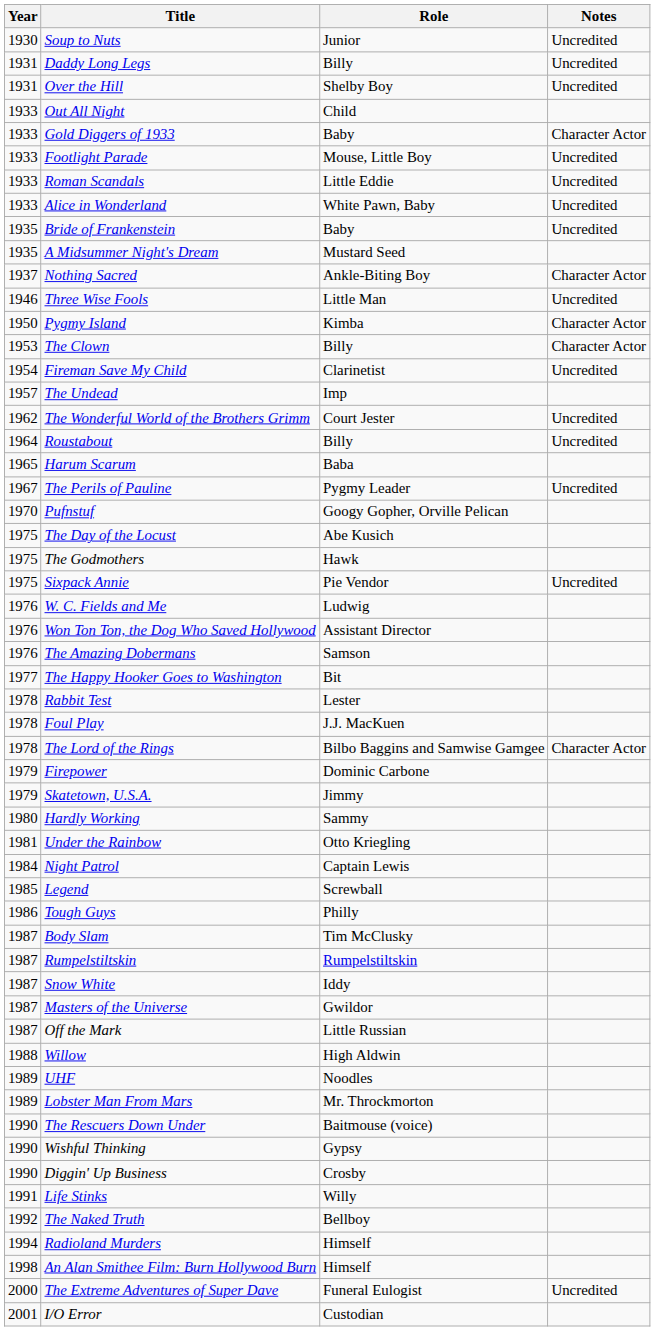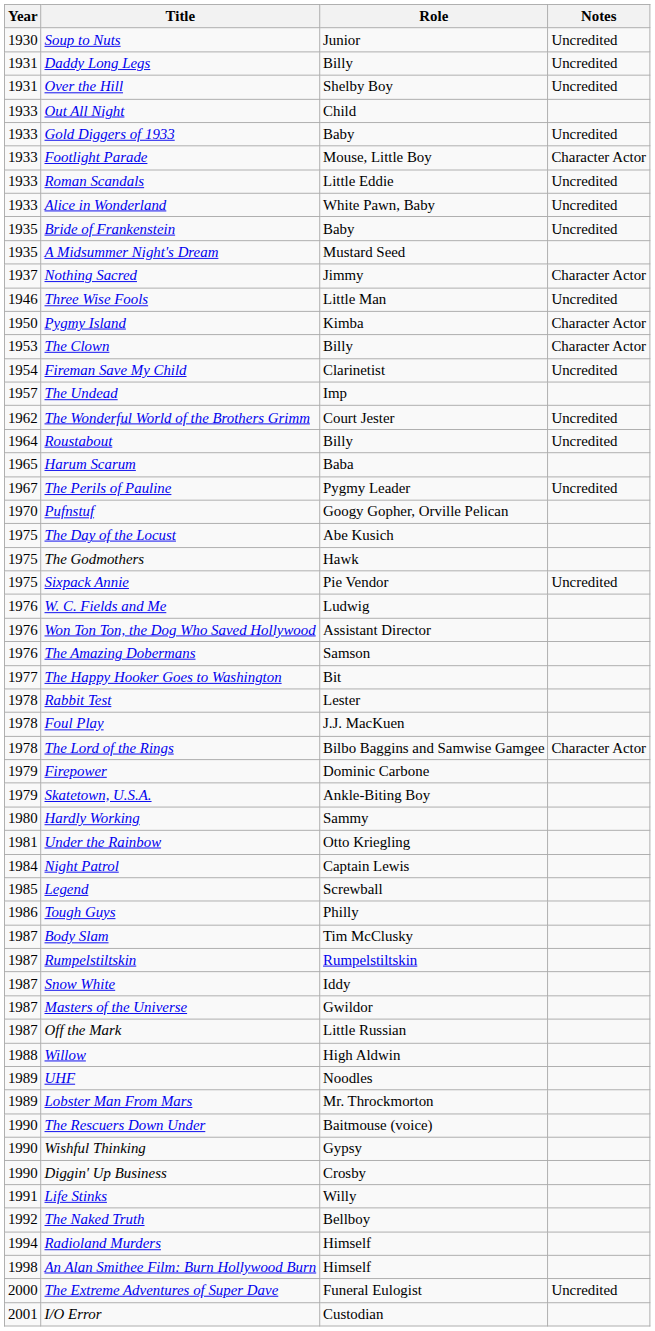(599, 134) Character Actor -> (584, 134) Uncredited
(584, 157) Uncredited -> (599, 157) Character Actor
(377, 275) Ankle-Biting Boy -> (343, 275) Jimmy
(343, 795) Jimmy -> (377, 795) Ankle-Biting Boy
